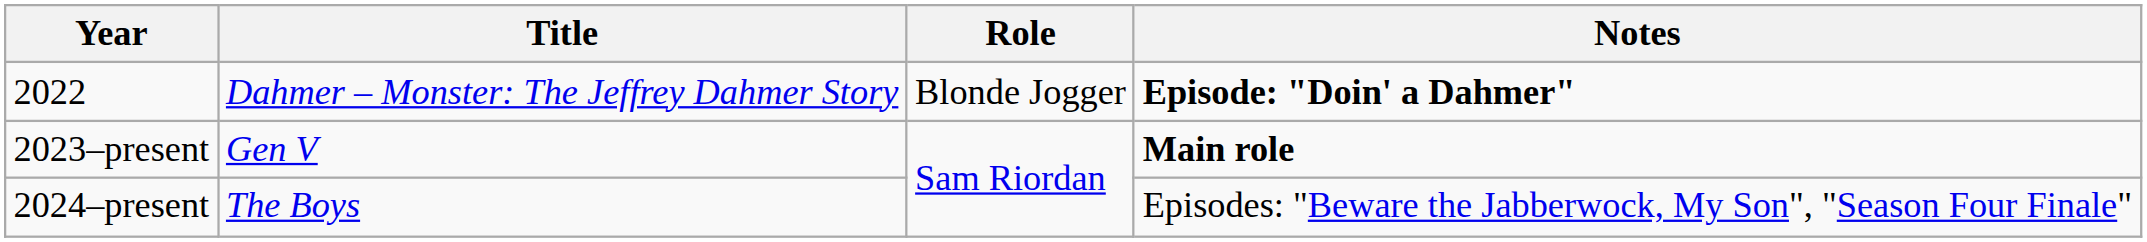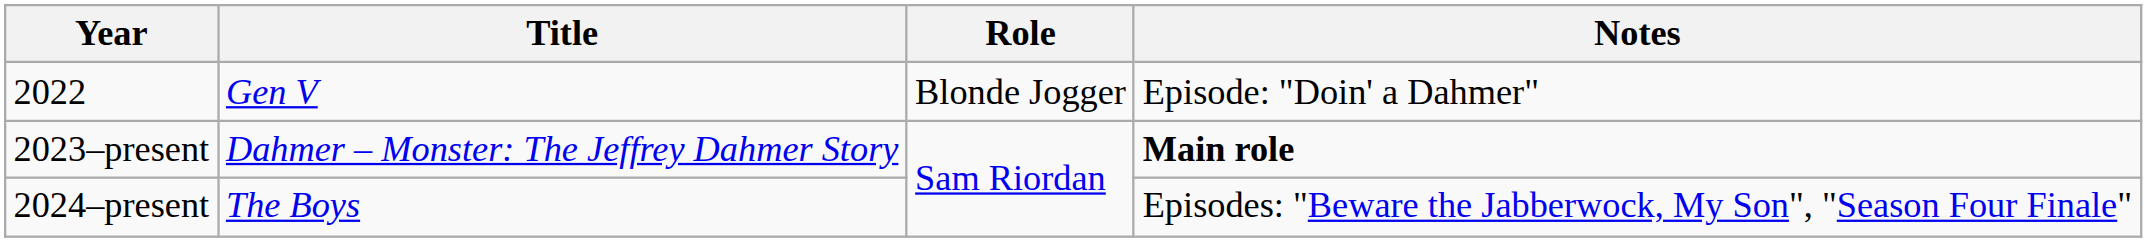(562, 90) Dahmer – Monster: The Jeffrey Dahmer Story -> (272, 90) Gen V
(1359, 90) bold -> (1341, 90) normal
(272, 148) Gen V -> (562, 148) Dahmer – Monster: The Jeffrey Dahmer Story
